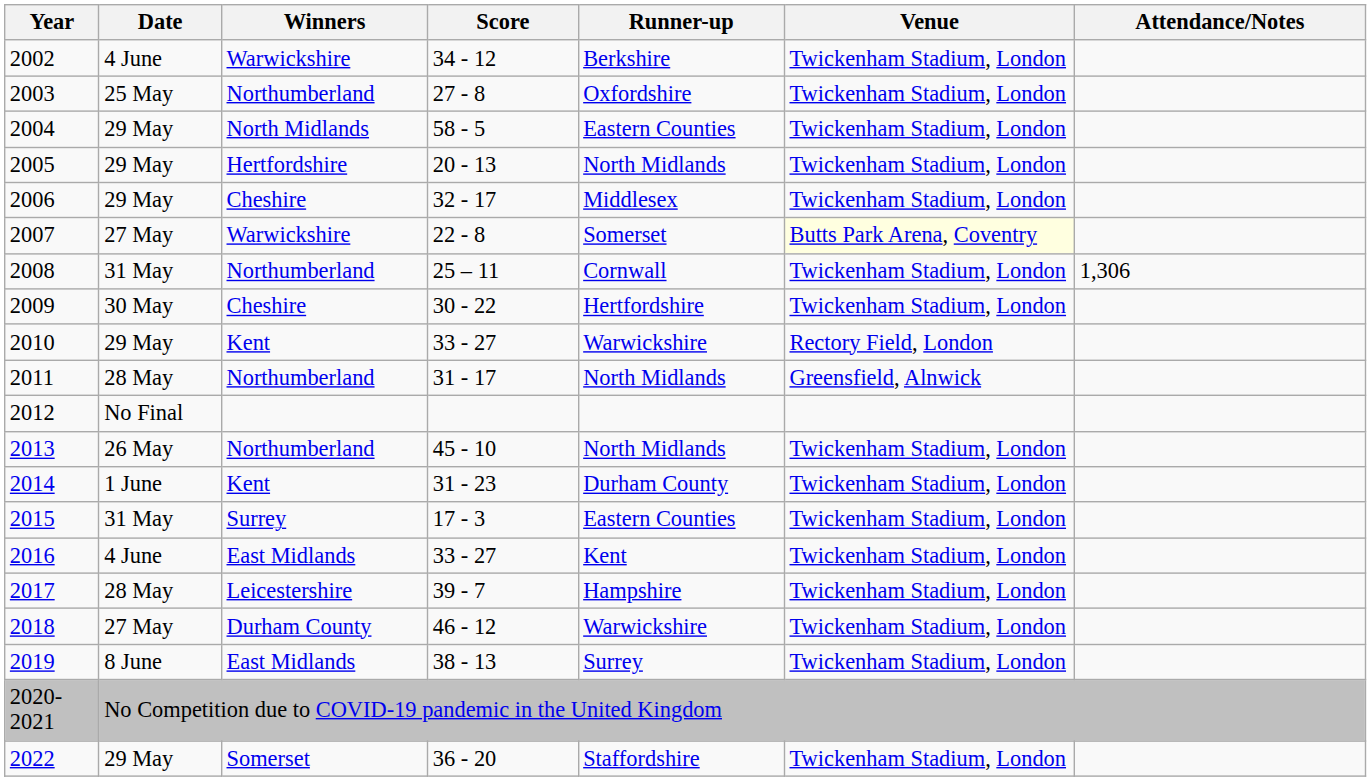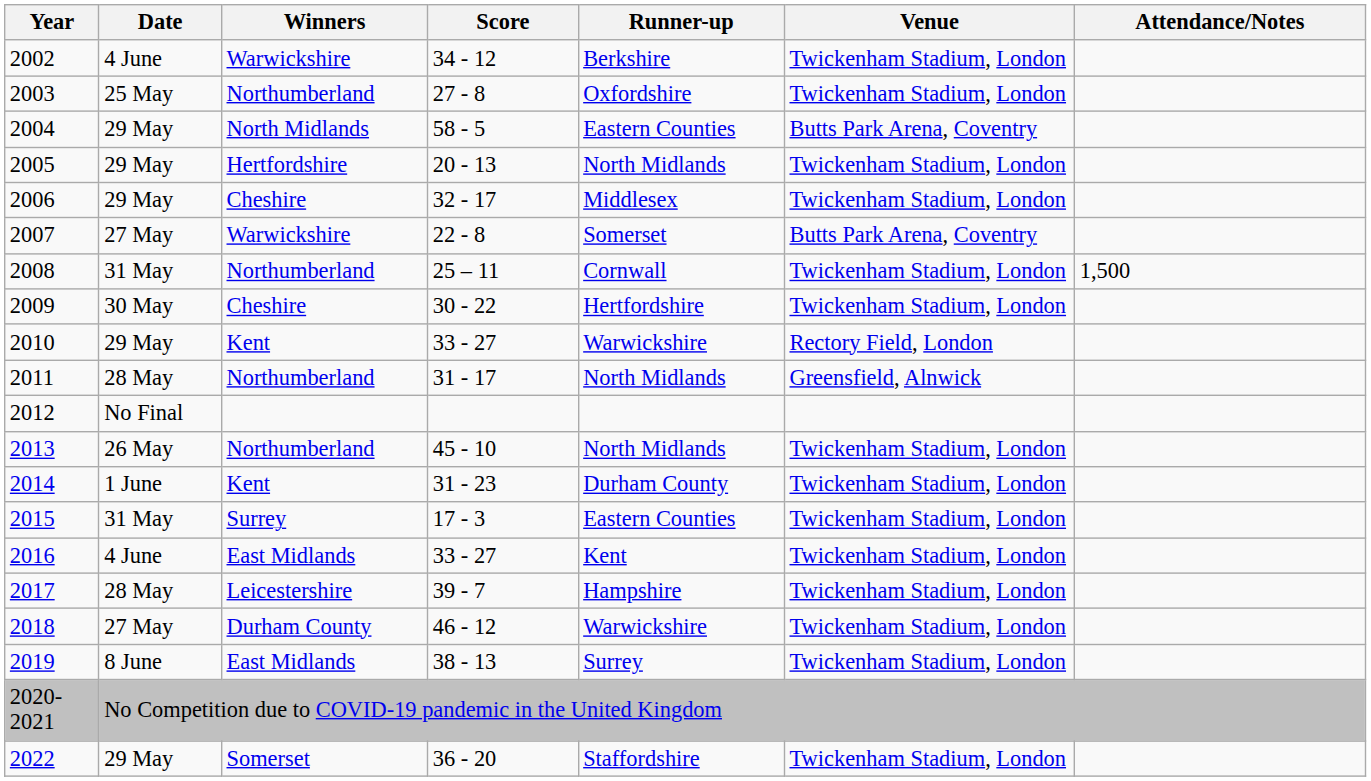(928, 128) Twickenham Stadium, London -> (913, 128) Butts Park Arena, Coventry
(913, 235) lightyellow background -> (913, 235) no background
(1105, 270) 1,306 -> (1105, 270) 1,500
